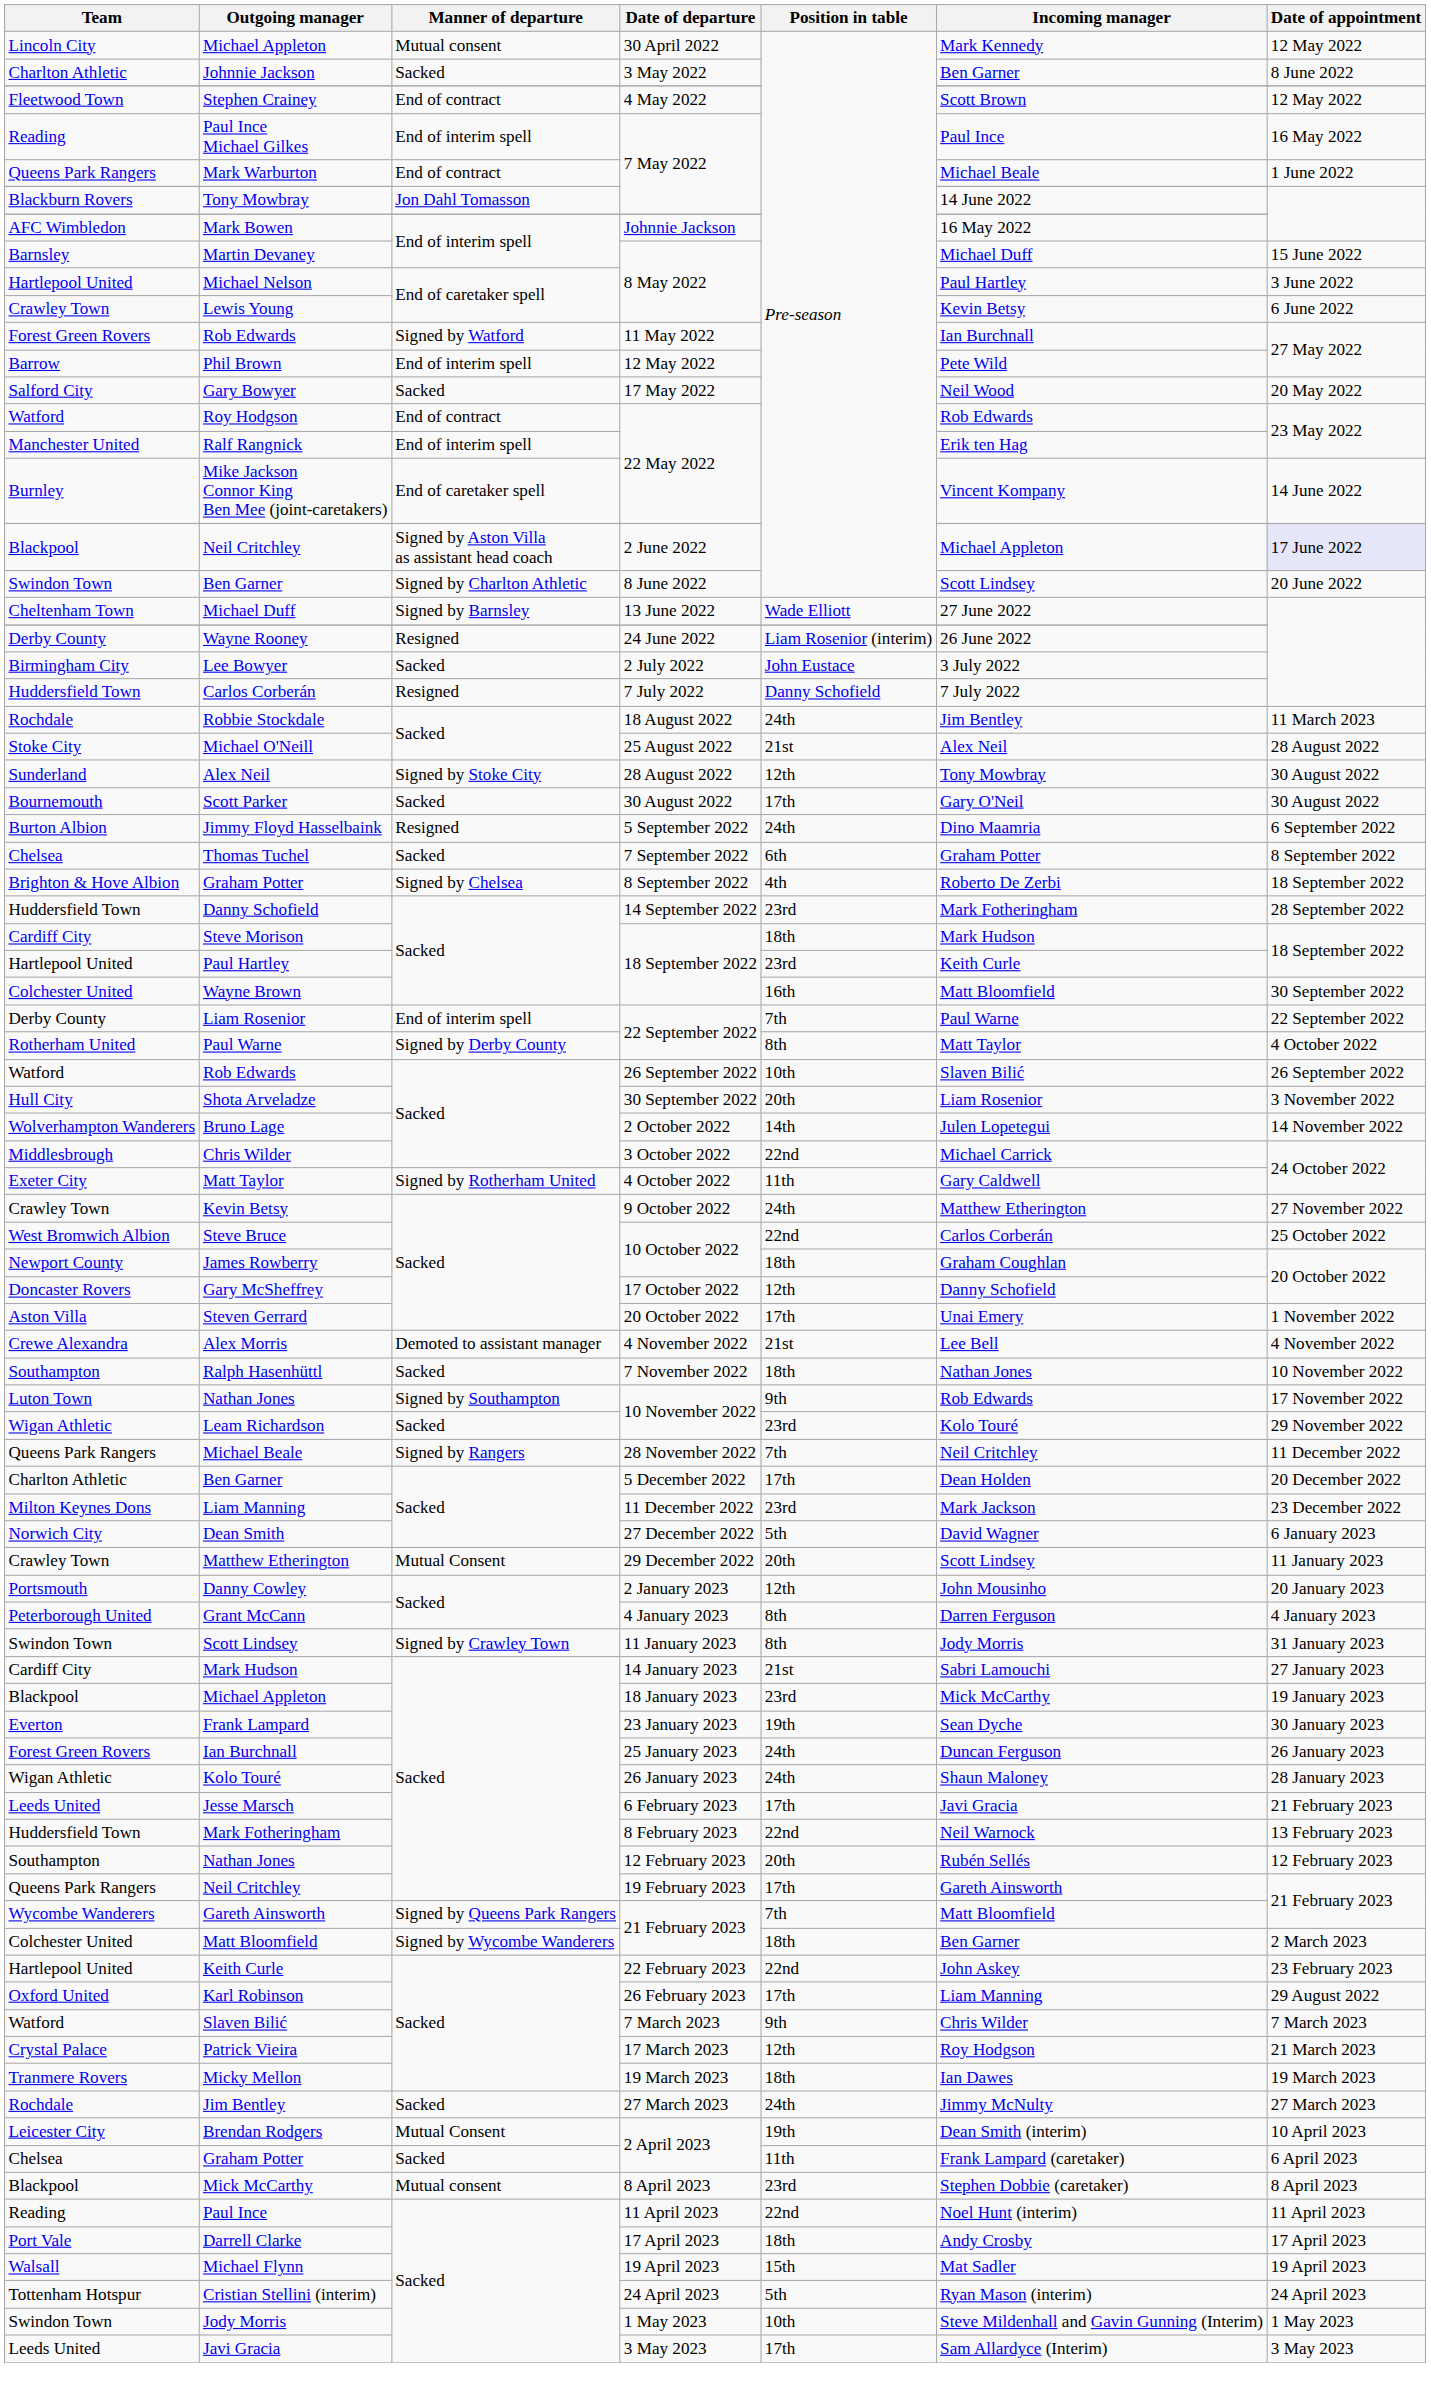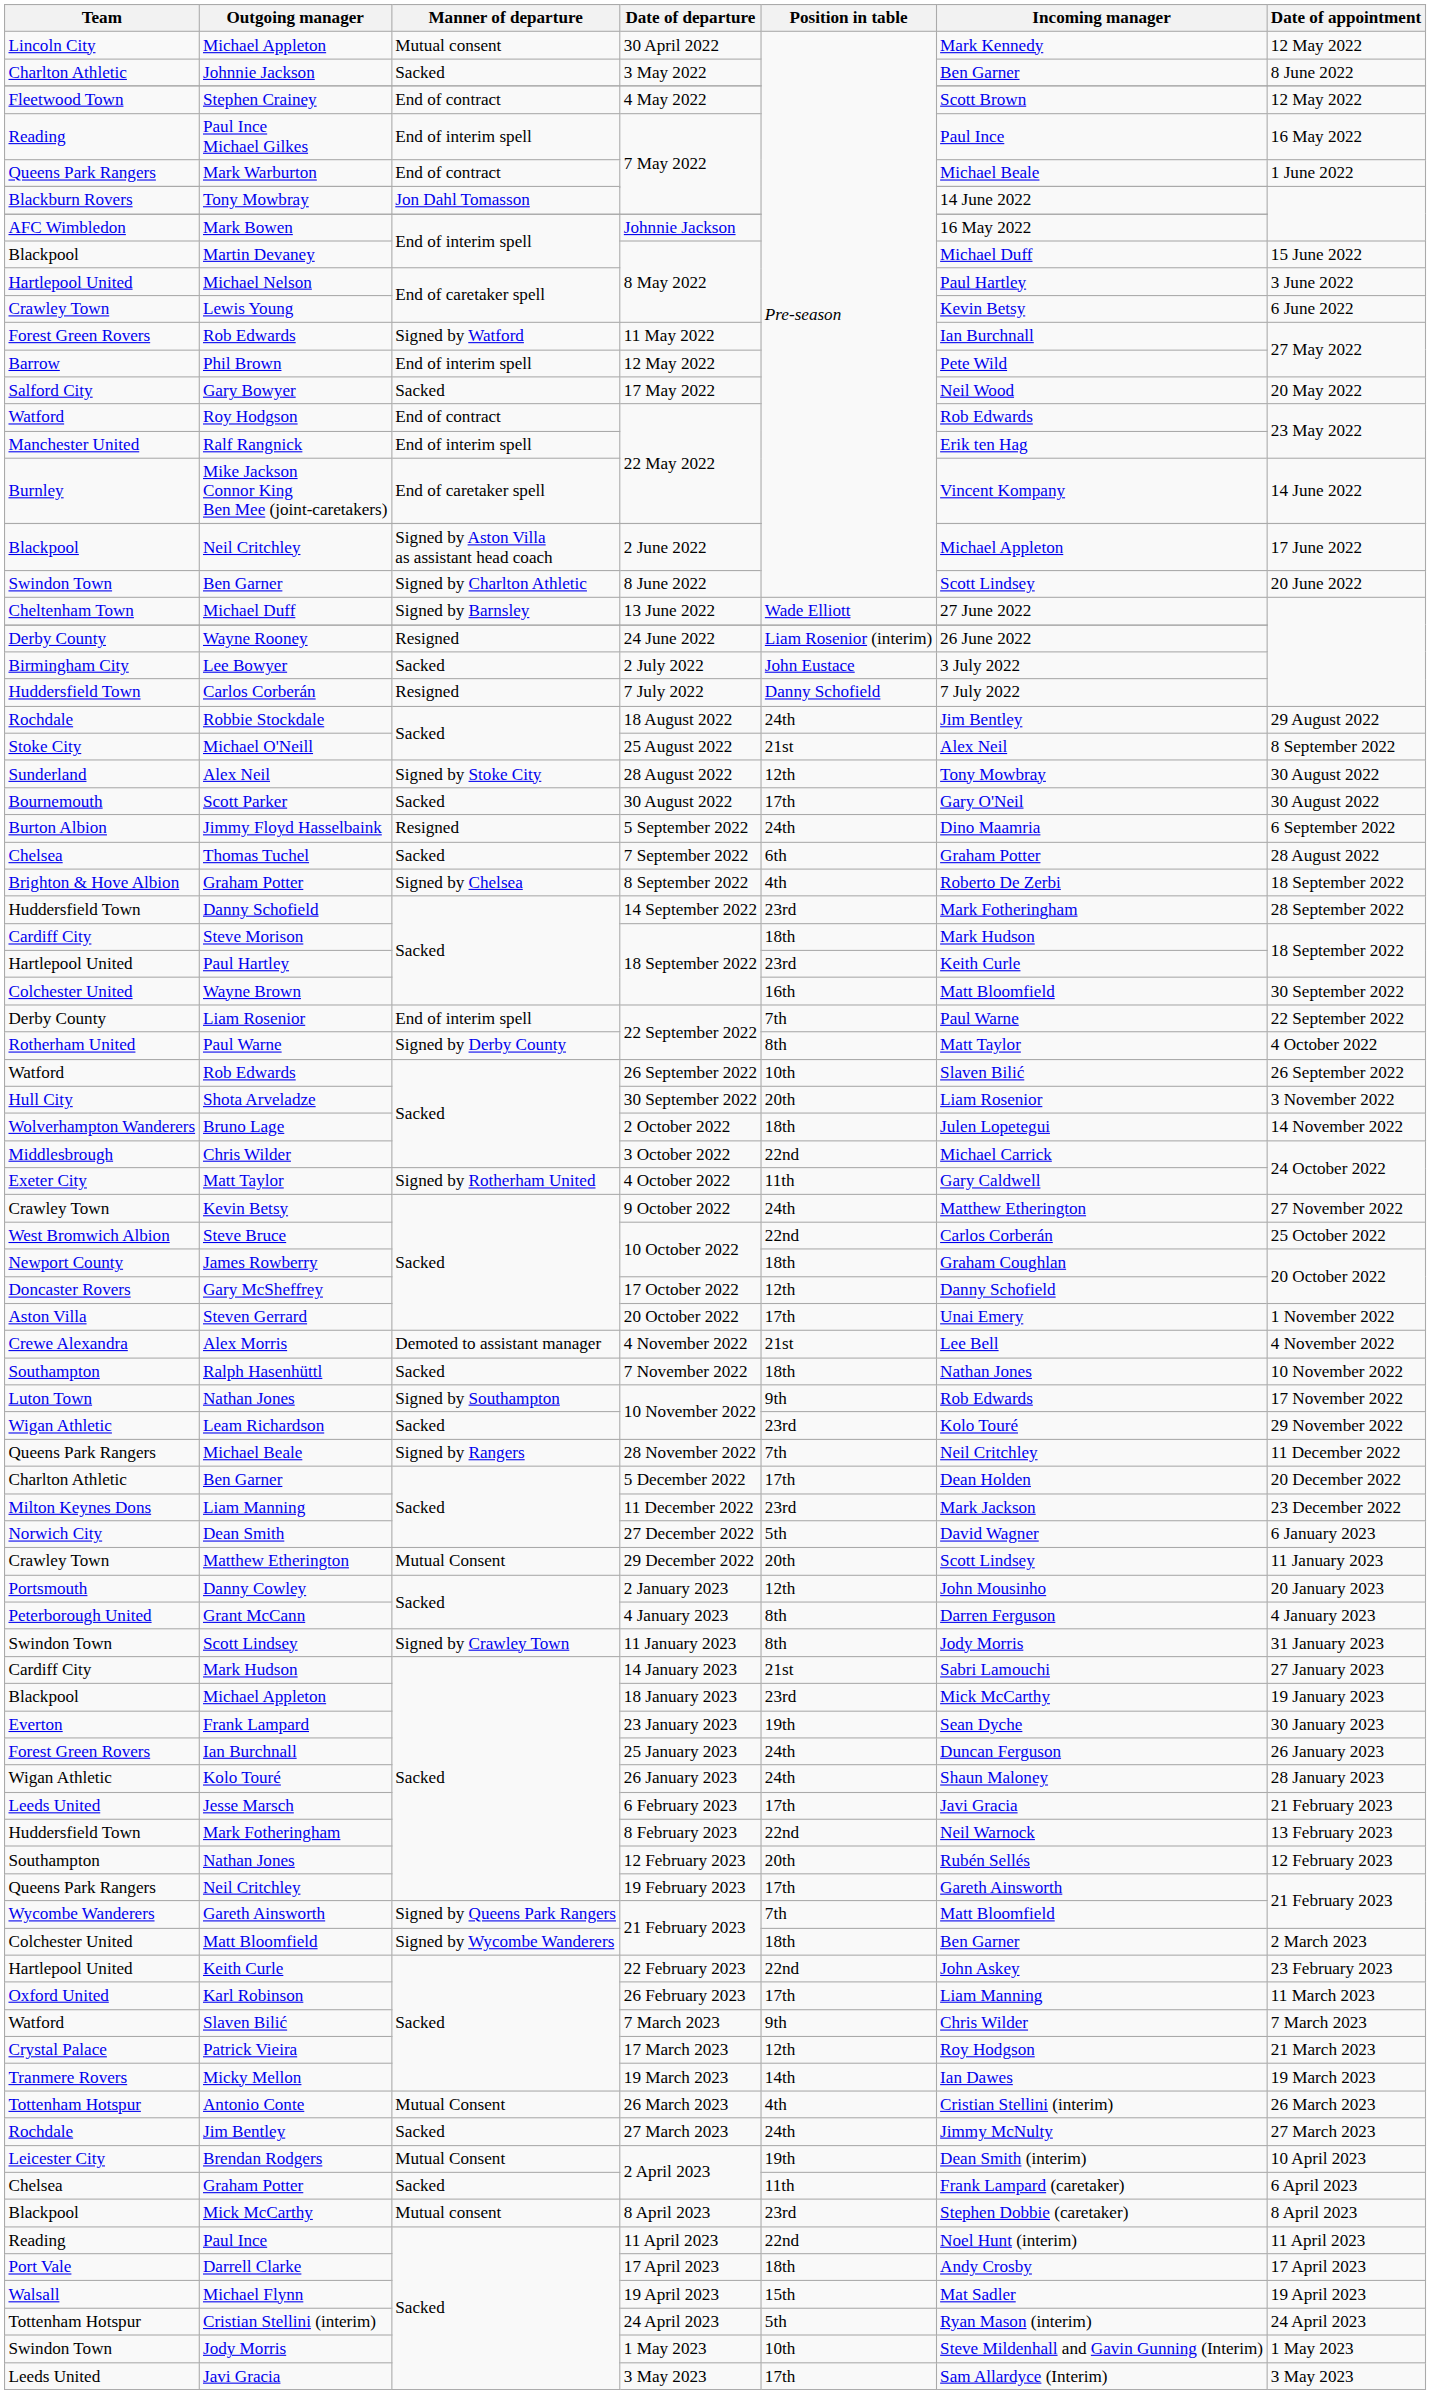(39, 254) Barnsley -> (44, 254) Blackpool
(1317, 547) lavender background -> (1317, 547) no background
(1323, 719) 11 March 2023 -> (1325, 719) 29 August 2022
(1325, 746) 28 August 2022 -> (1333, 746) 8 September 2022
(1333, 855) 8 September 2022 -> (1325, 855) 28 August 2022
(780, 1126) 14th -> (780, 1126) 18th
(1325, 1995) 29 August 2022 -> (1323, 1995) 11 March 2023
(780, 2077) 18th -> (780, 2077) 14th
+ row: (254, 2104)
